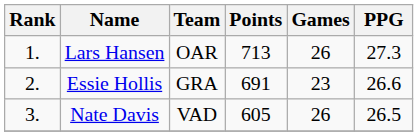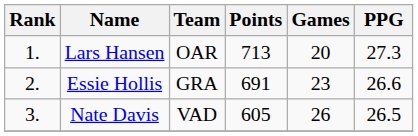(321, 51) 26 -> (321, 51) 20
